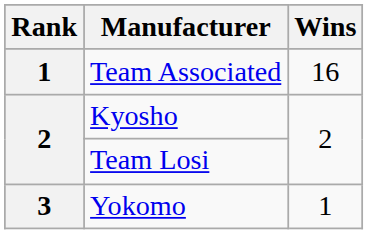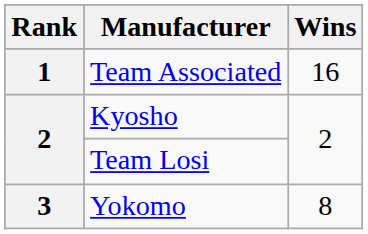(325, 205) 1 -> (325, 205) 8
